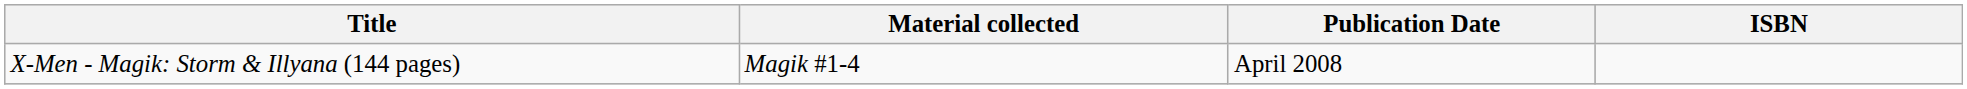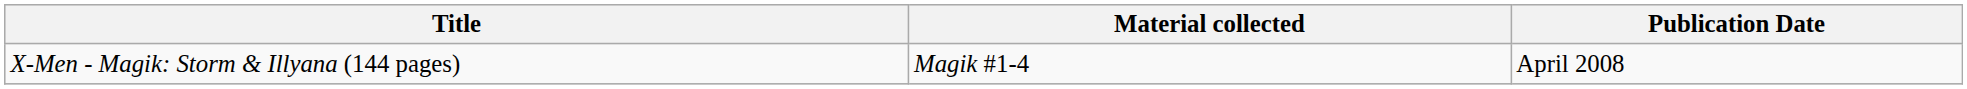- column: (1779, 24)
